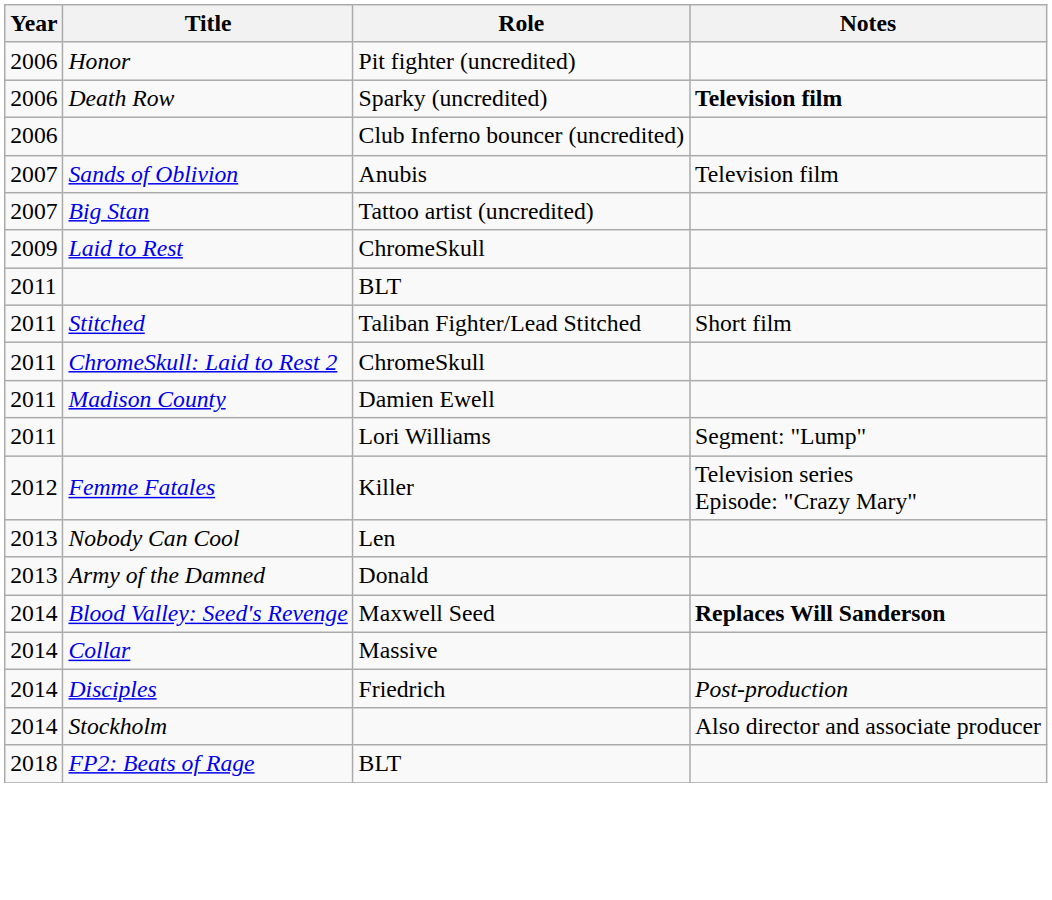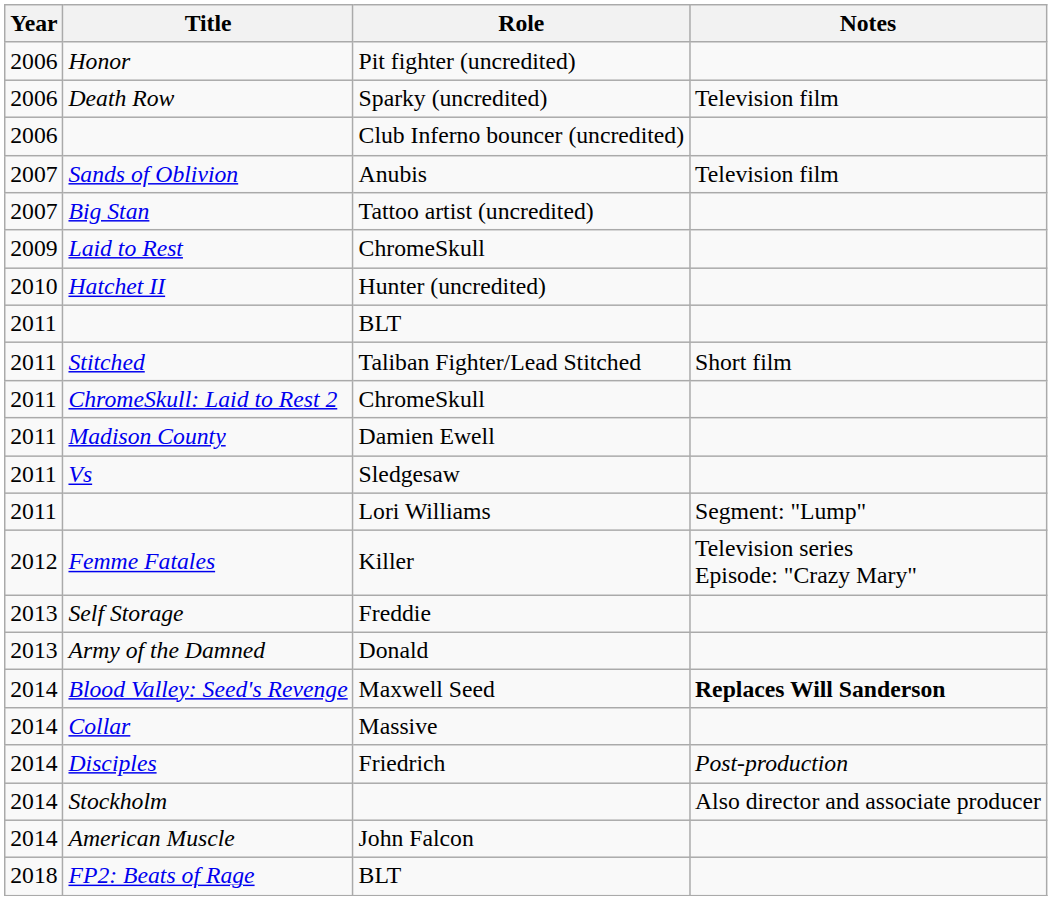(769, 98) bold -> (767, 98) normal
+ row: (117, 286)
+ row: (80, 473)
- row: (154, 538)
+ row: (126, 613)
+ row: (152, 838)
